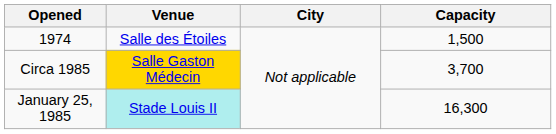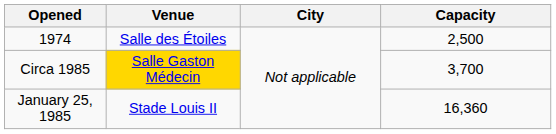(466, 38) 1,500 -> (466, 38) 2,500
(173, 108) paleturquoise background -> (173, 108) no background
(466, 108) 16,300 -> (466, 108) 16,360
